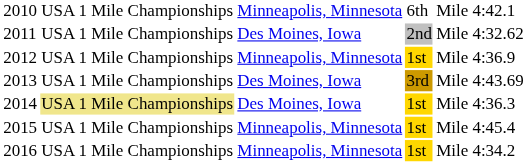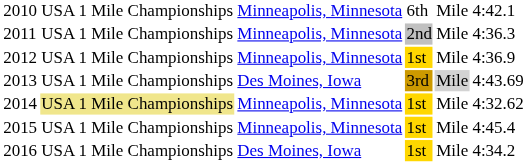(299, 34) Des Moines, Iowa -> (320, 34) Minneapolis, Minnesota
(498, 34) 4:32.62 -> (494, 34) 4:36.3
(452, 80) no background -> (452, 80) lightgrey background
(299, 103) Des Moines, Iowa -> (320, 103) Minneapolis, Minnesota
(494, 103) 4:36.3 -> (498, 103) 4:32.62
(320, 150) Minneapolis, Minnesota -> (299, 150) Des Moines, Iowa
